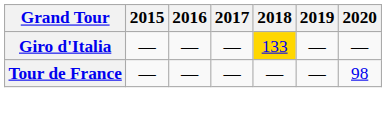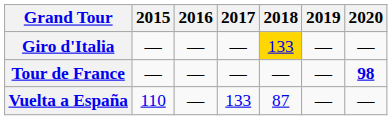(360, 73) normal -> (366, 73) bold
+ row: (68, 100)
